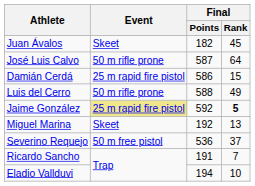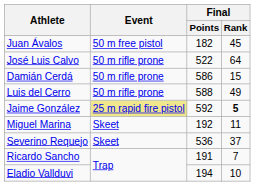(106, 44) Skeet -> (128, 44) 50 m free pistol
(204, 60) 587 -> (204, 60) 522
(139, 77) 25 m rapid fire pistol -> (128, 77) 50 m rifle prone
(236, 125) 13 -> (236, 125) 11
(128, 141) 50 m free pistol -> (106, 141) Skeet
